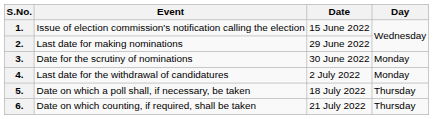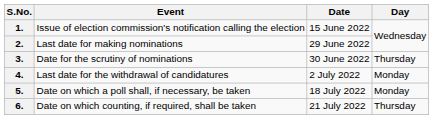(392, 59) Monday -> (395, 59) Thursday
(395, 91) Thursday -> (392, 91) Monday
